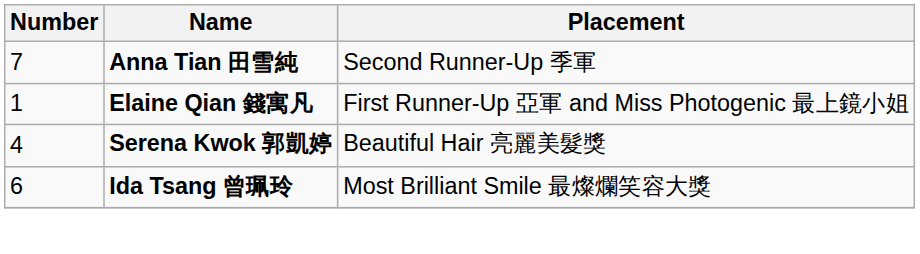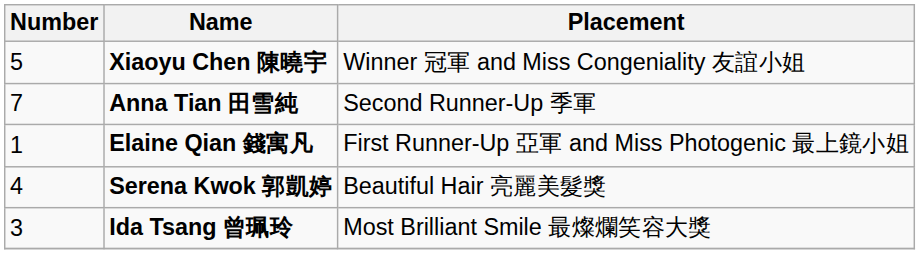+ row: (218, 61)
(17, 186) 6 -> (17, 227) 3
